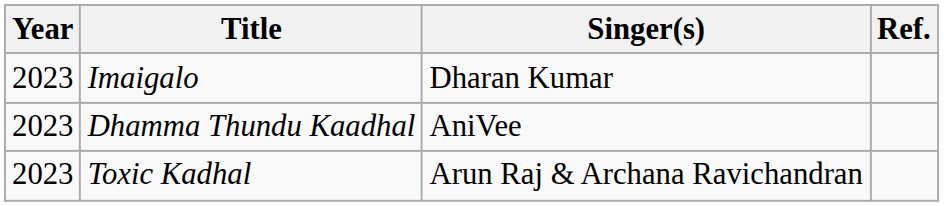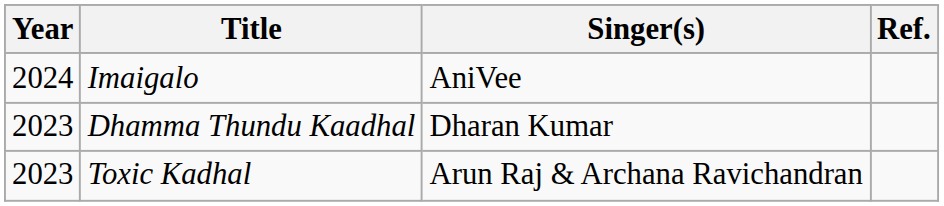(43, 77) 2023 -> (43, 77) 2024
(521, 77) Dharan Kumar -> (476, 77) AniVee
(476, 126) AniVee -> (521, 126) Dharan Kumar
